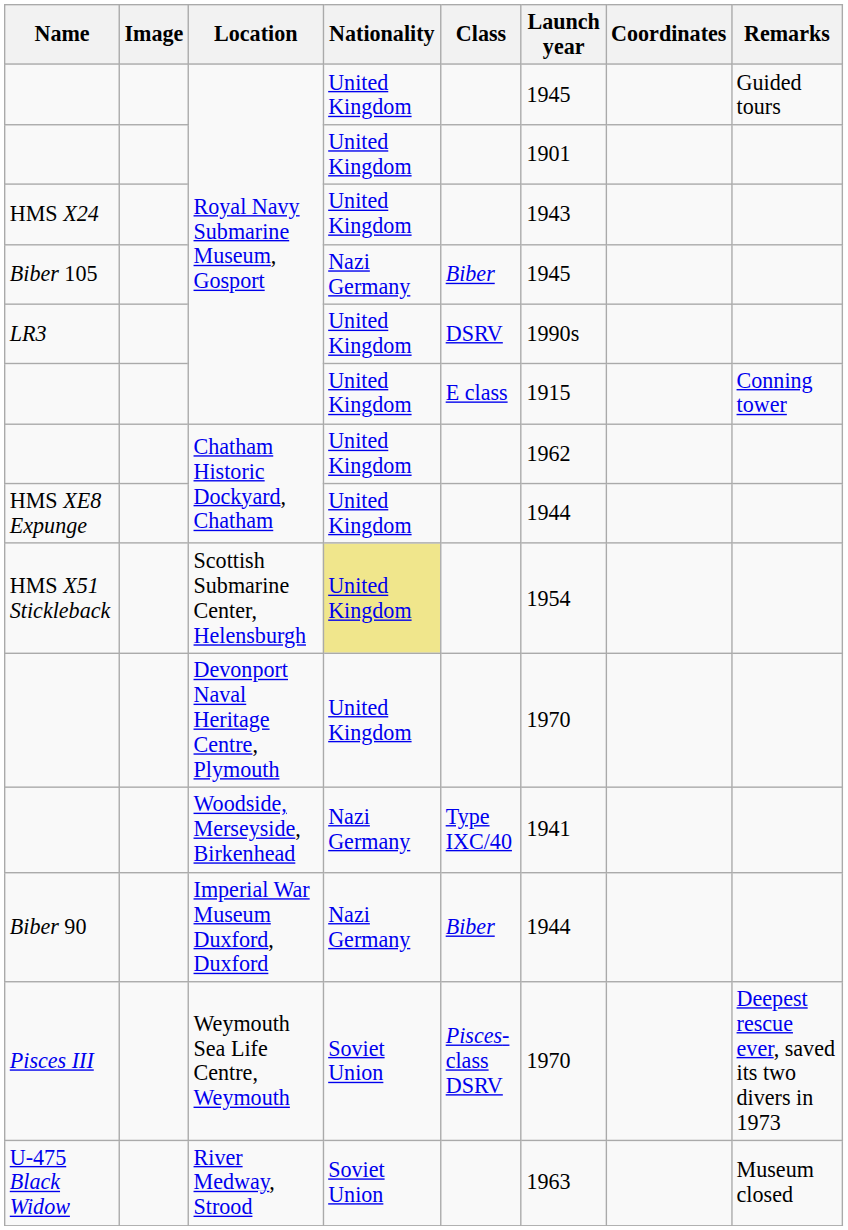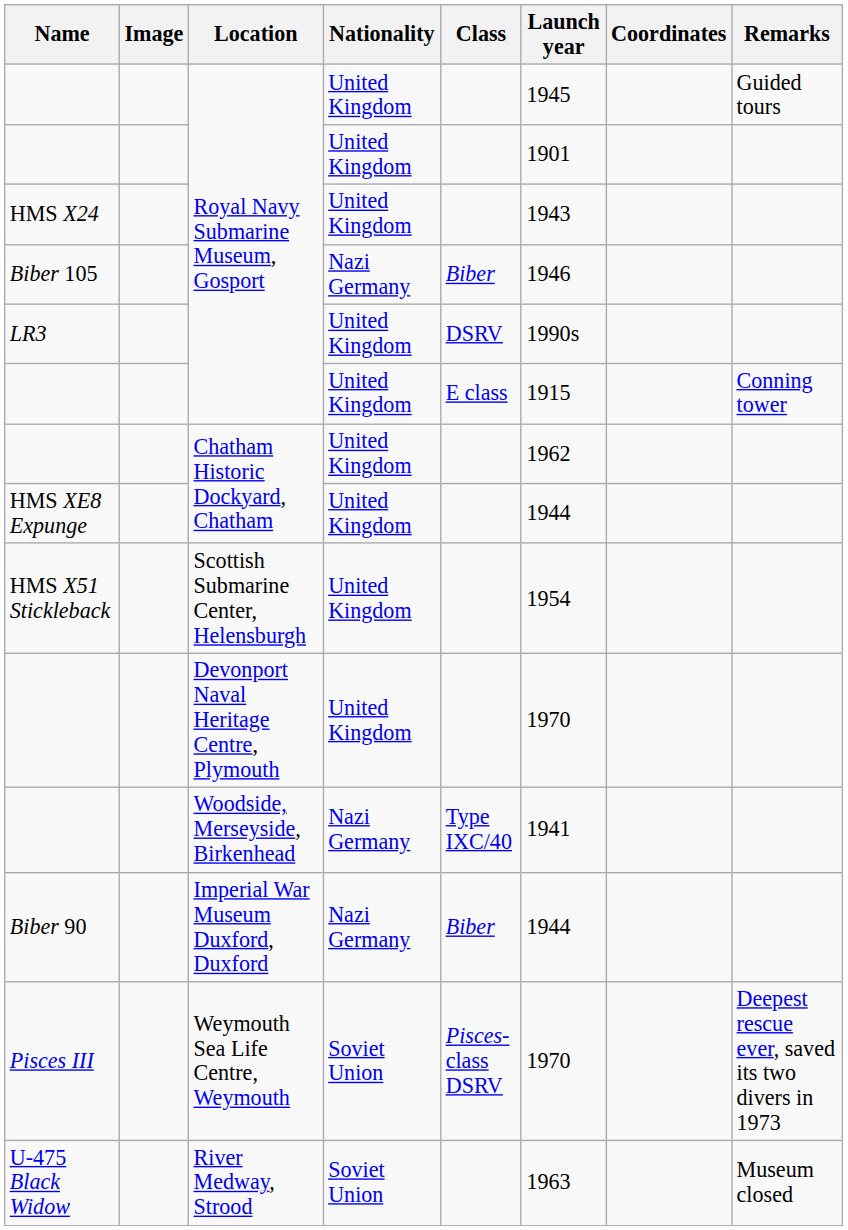(549, 273) 1945 -> (549, 273) 1946
(370, 597) khaki background -> (370, 597) no background
